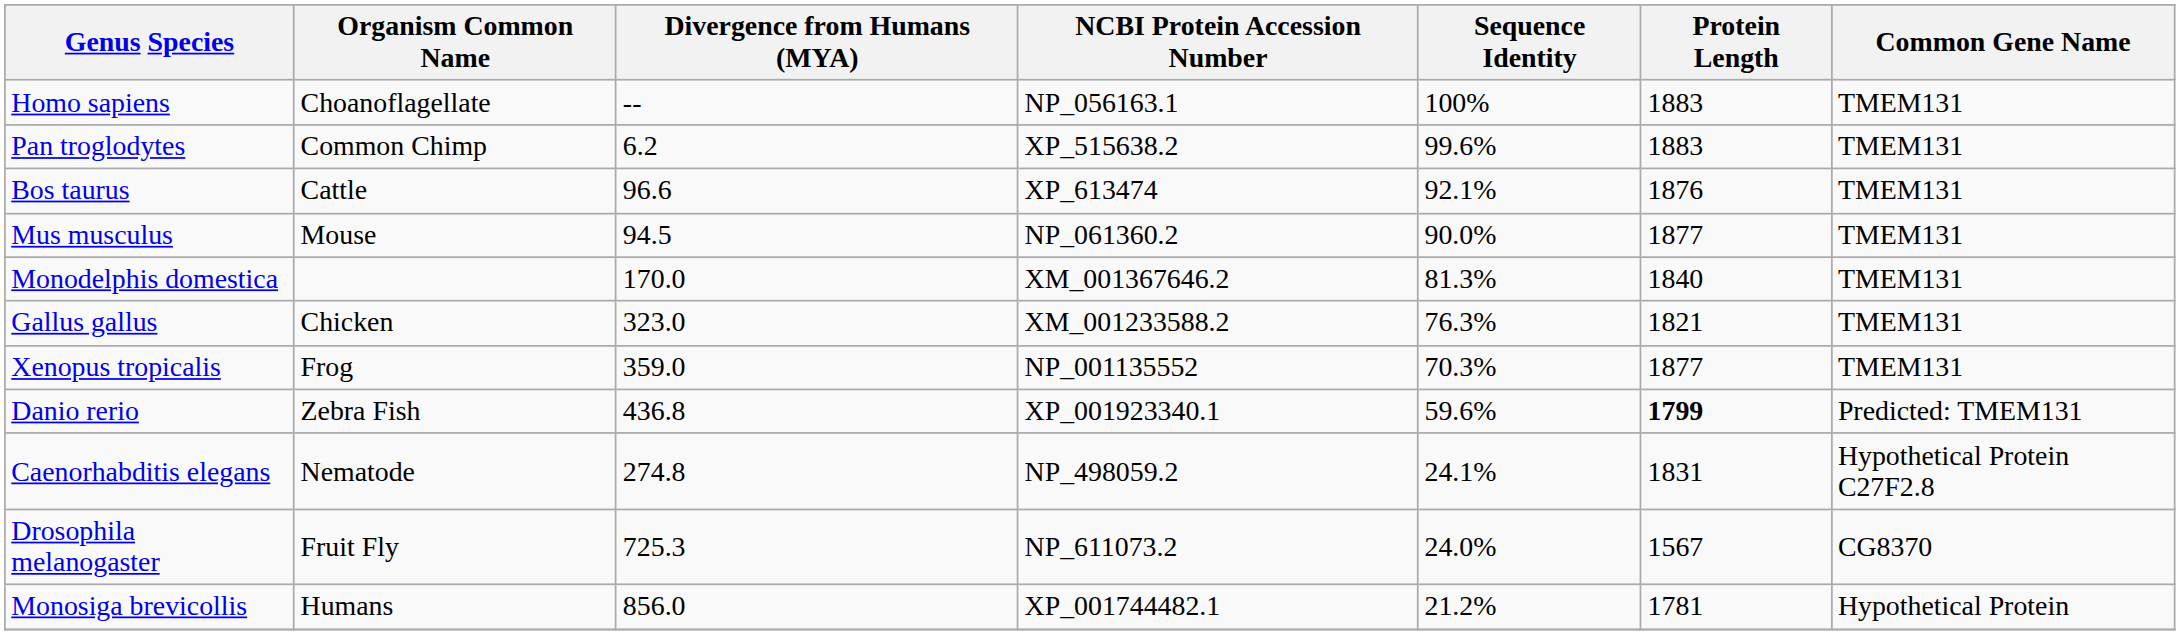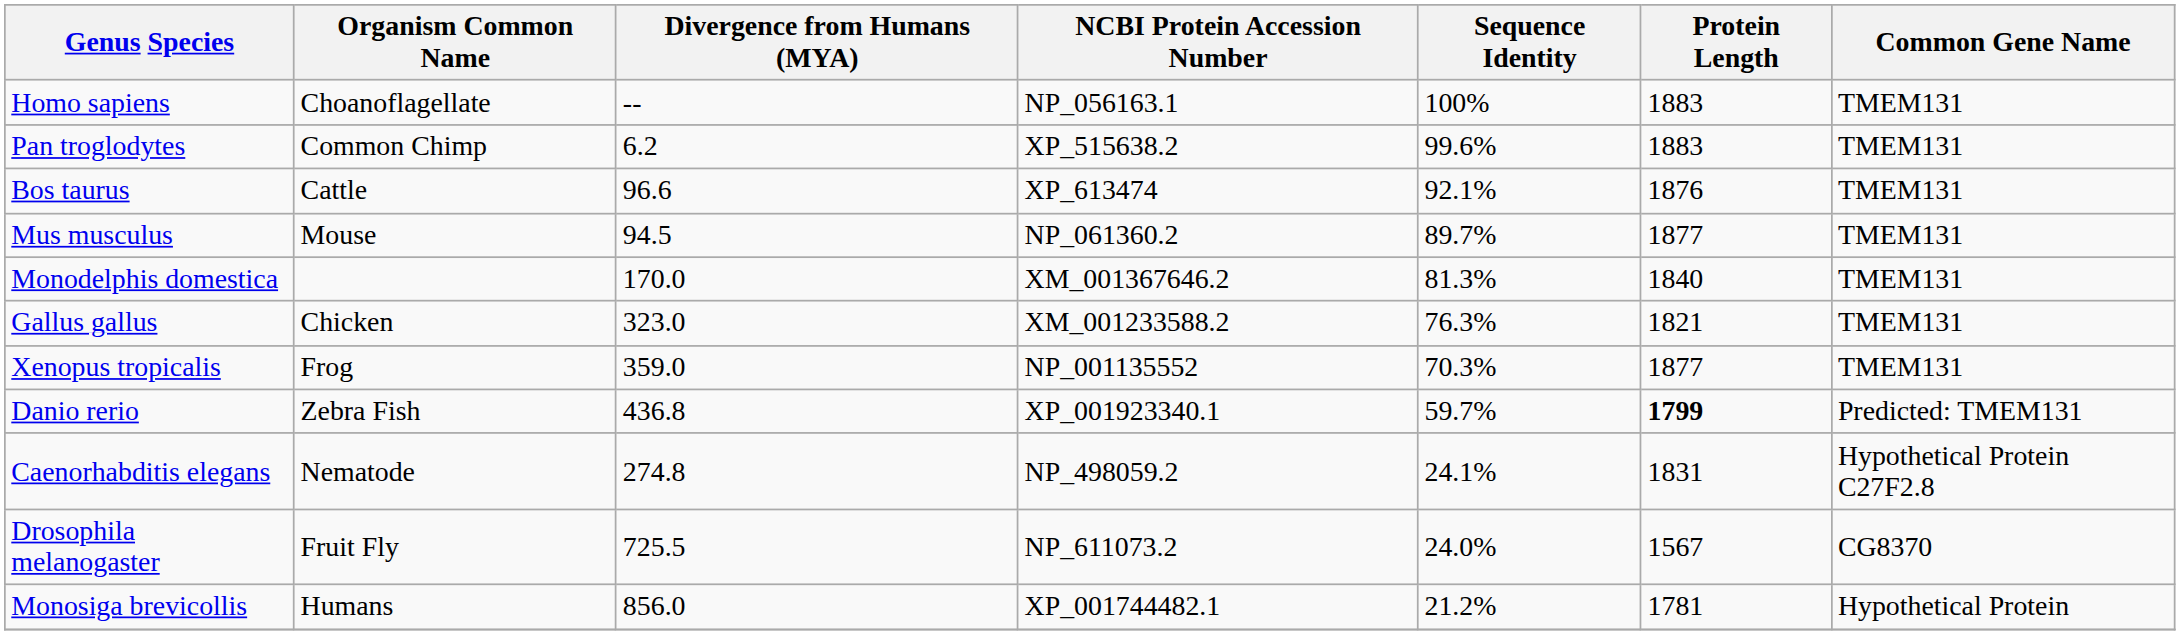(1460, 234) 90.0% -> (1460, 234) 89.7%
(1460, 411) 59.6% -> (1460, 411) 59.7%
(654, 546) 725.3 -> (654, 546) 725.5
